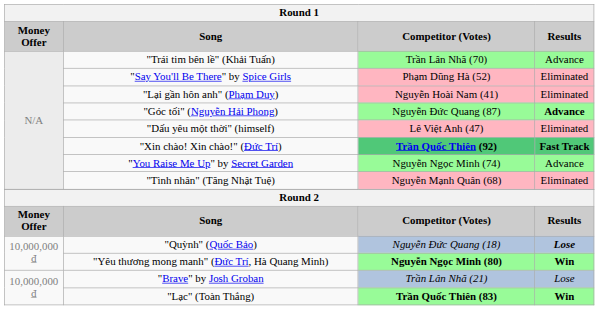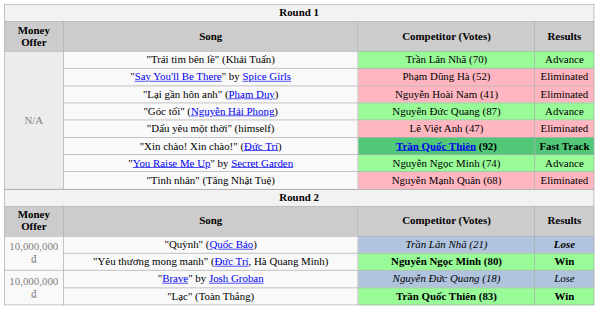(564, 111) bold -> (564, 111) normal
(446, 244) Nguyễn Đức Quang (18) -> (446, 244) Trần Lân Nhã (21)
(446, 279) Trần Lân Nhã (21) -> (446, 279) Nguyễn Đức Quang (18)
